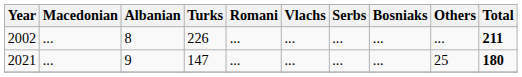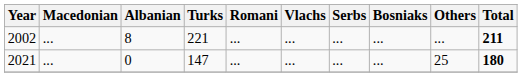(198, 38) 226 -> (198, 38) 221
(128, 60) 9 -> (128, 60) 0
